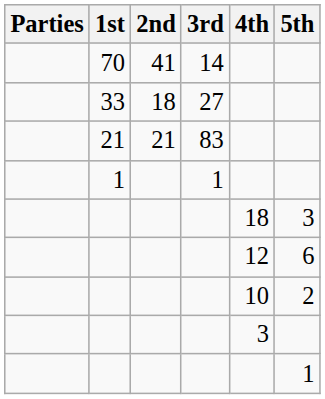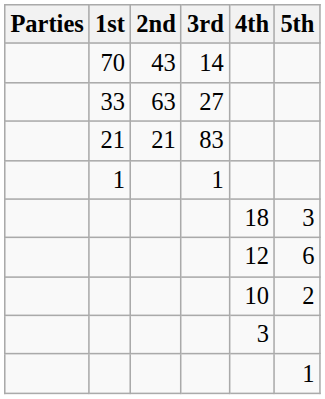(164, 62) 41 -> (164, 62) 43
(164, 101) 18 -> (164, 101) 63
